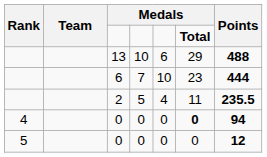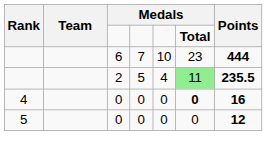- row: (24, 57)
(195, 99) no background -> (195, 78) lightgreen background
(238, 120) 94 -> (238, 99) 16
